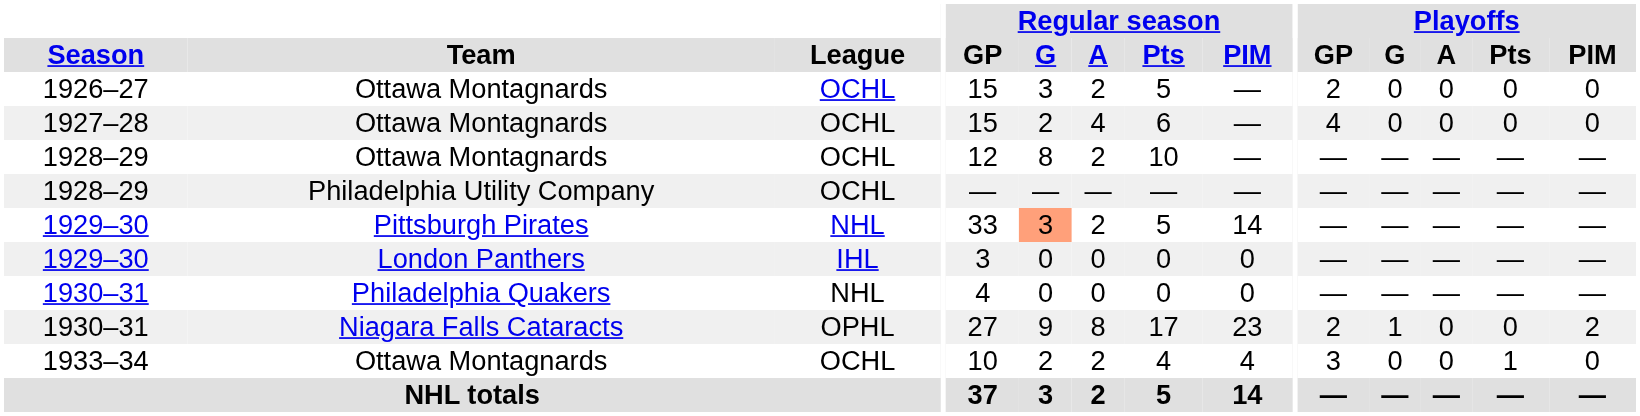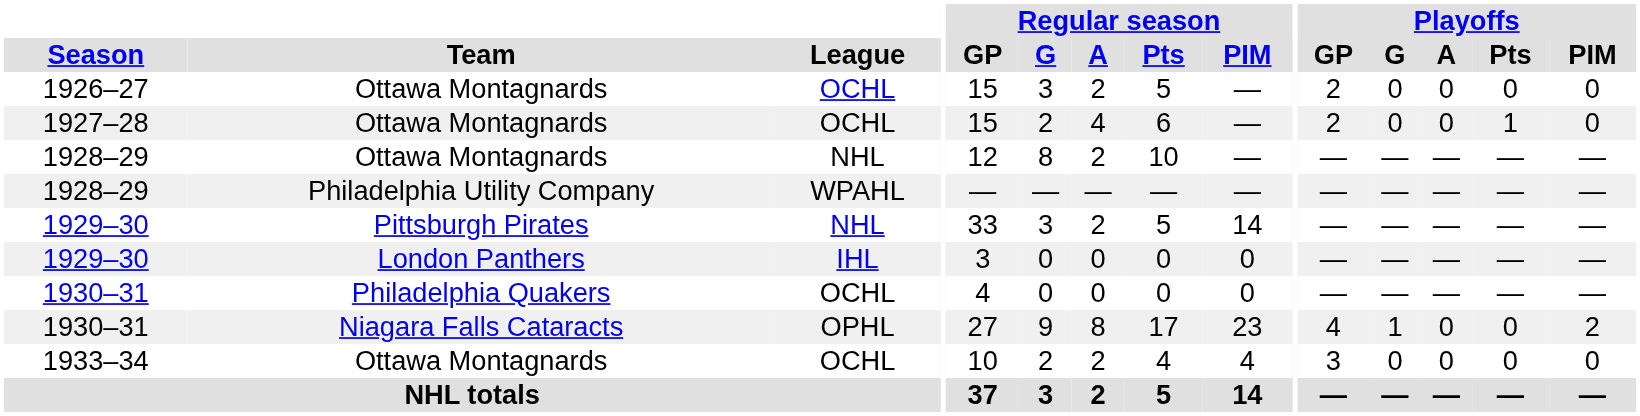(1333, 122) 4 -> (1333, 122) 2
(1510, 122) 0 -> (1510, 122) 1
(858, 156) OCHL -> (858, 156) NHL
(858, 190) OCHL -> (858, 190) WPAHL
(1046, 224) lightsalmon background -> (1046, 224) no background
(858, 292) NHL -> (858, 292) OCHL
(1333, 326) 2 -> (1333, 326) 4
(1510, 360) 1 -> (1510, 360) 0
